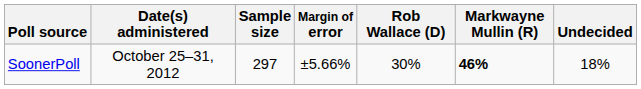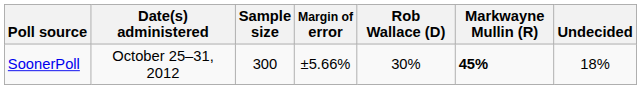(265, 64) 297 -> (265, 64) 300
(473, 64) 46% -> (473, 64) 45%
